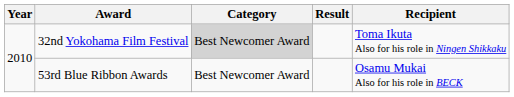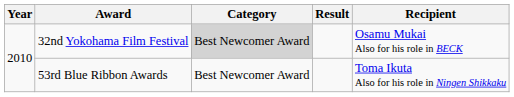(431, 41) Toma Ikuta Also for his role in Ningen Shikkaku -> (409, 41) Osamu Mukai Also for his role in BECK
(409, 75) Osamu Mukai Also for his role in BECK -> (431, 75) Toma Ikuta Also for his role in Ningen Shikkaku
